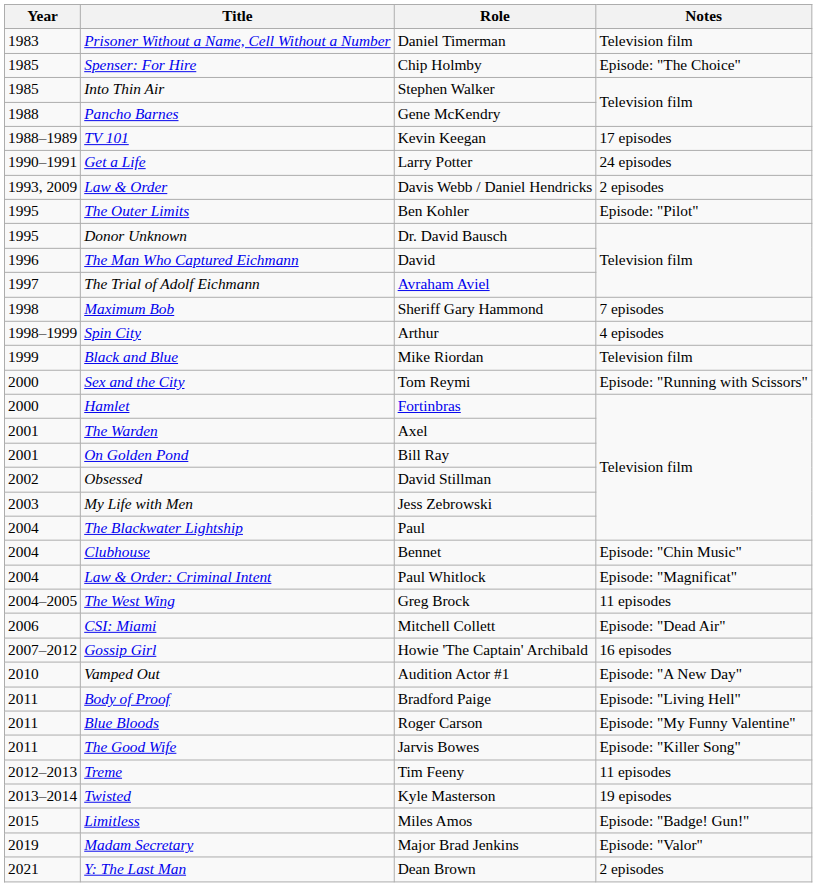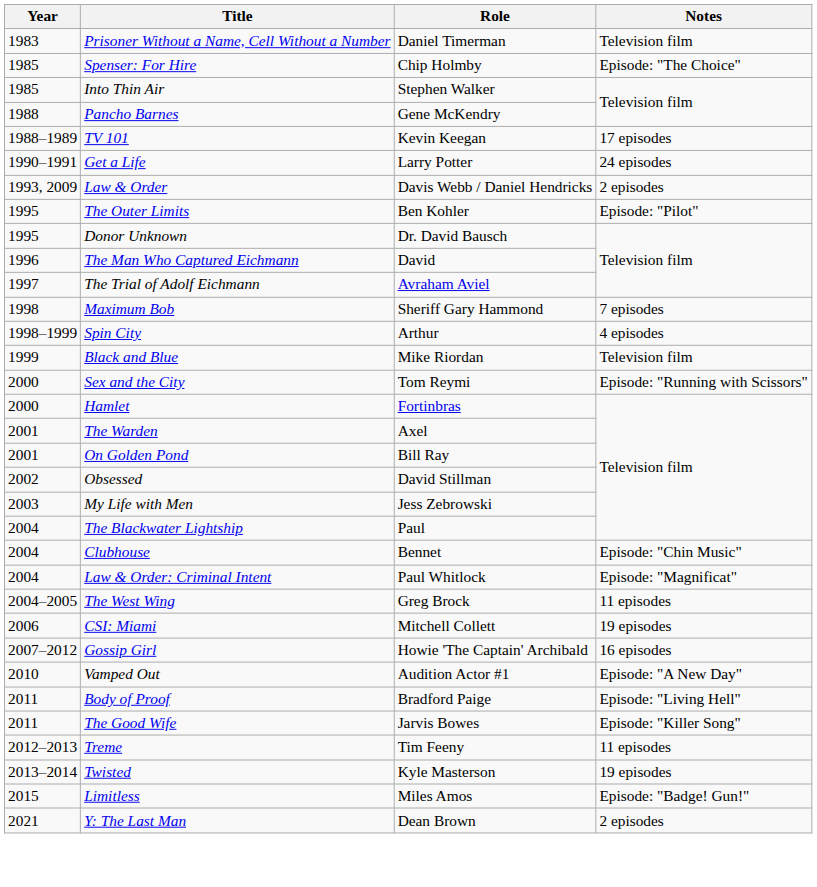(662, 625) Episode: "Dead Air" -> (635, 625) 19 episodes
- row: (122, 723)
- row: (139, 844)
